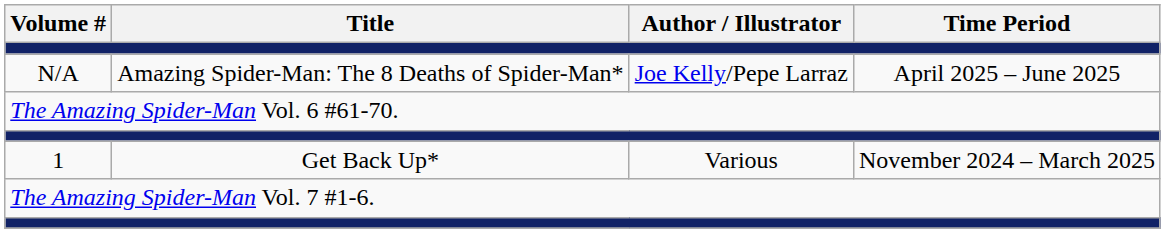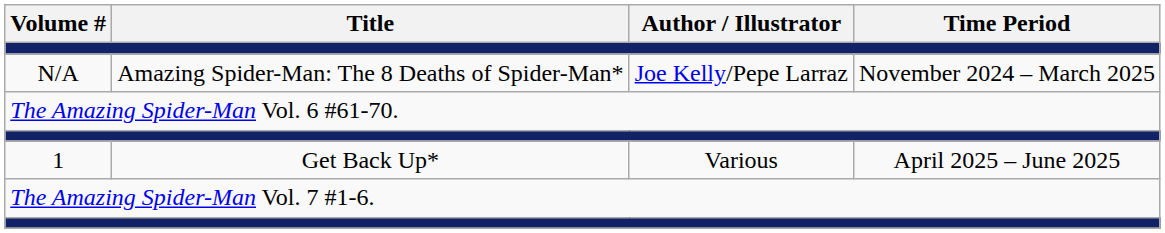(1007, 72) April 2025 – June 2025 -> (1007, 72) November 2024 – March 2025
(1007, 159) November 2024 – March 2025 -> (1007, 159) April 2025 – June 2025
